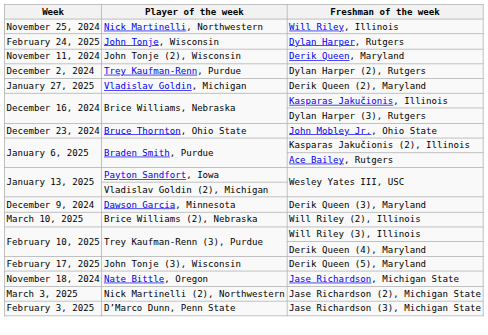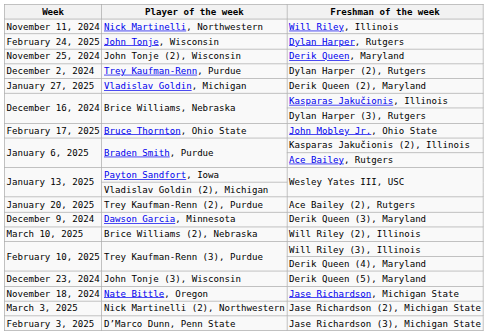(53, 27) November 25, 2024 -> (53, 27) November 11, 2024
(53, 56) November 11, 2024 -> (53, 56) November 25, 2024
(53, 130) December 23, 2024 -> (53, 130) February 17, 2025
+ row: (183, 205)
(53, 264) February 17, 2025 -> (53, 279) December 23, 2024
